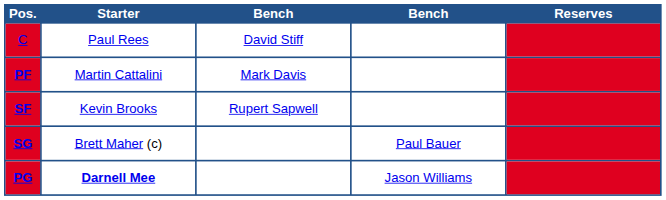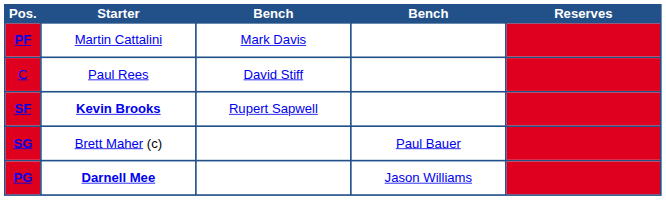rows swapped: (23, 40) <-> (23, 74)
(118, 109) normal -> (118, 109) bold
